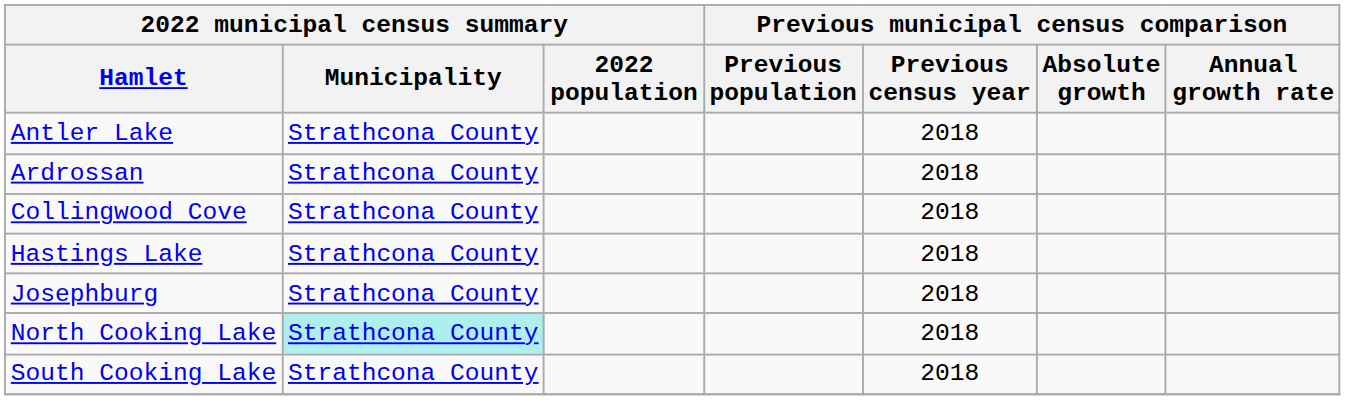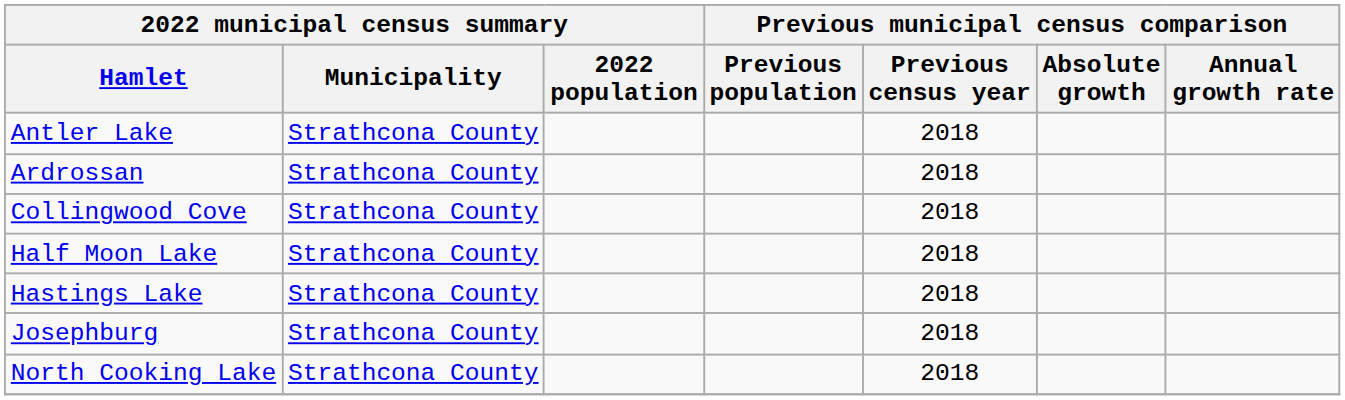+ row: (114, 254)
(413, 334) paleturquoise background -> (413, 374) no background
- row: (144, 374)
